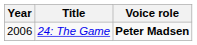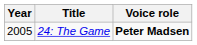(20, 31) 2006 -> (20, 31) 2005
